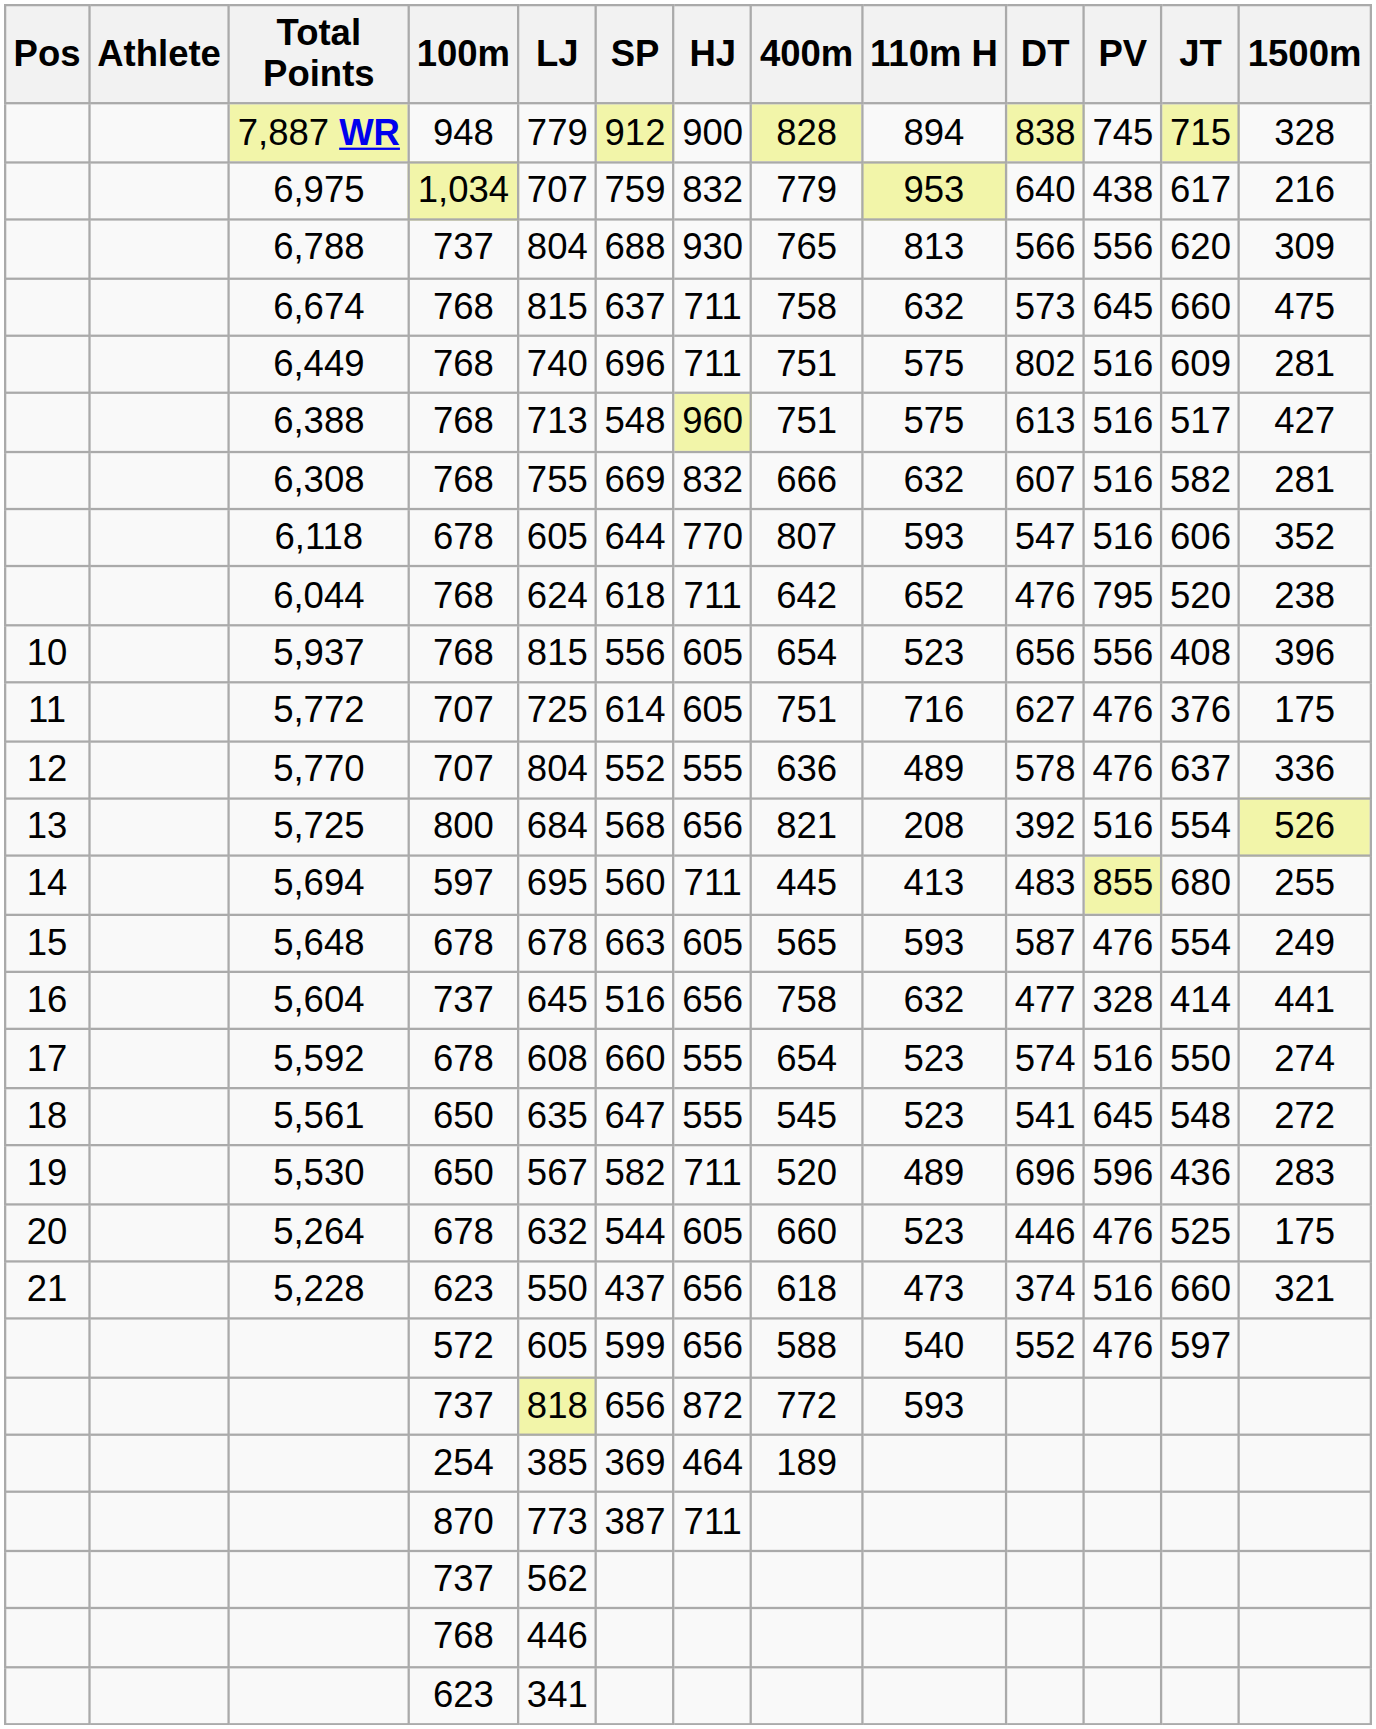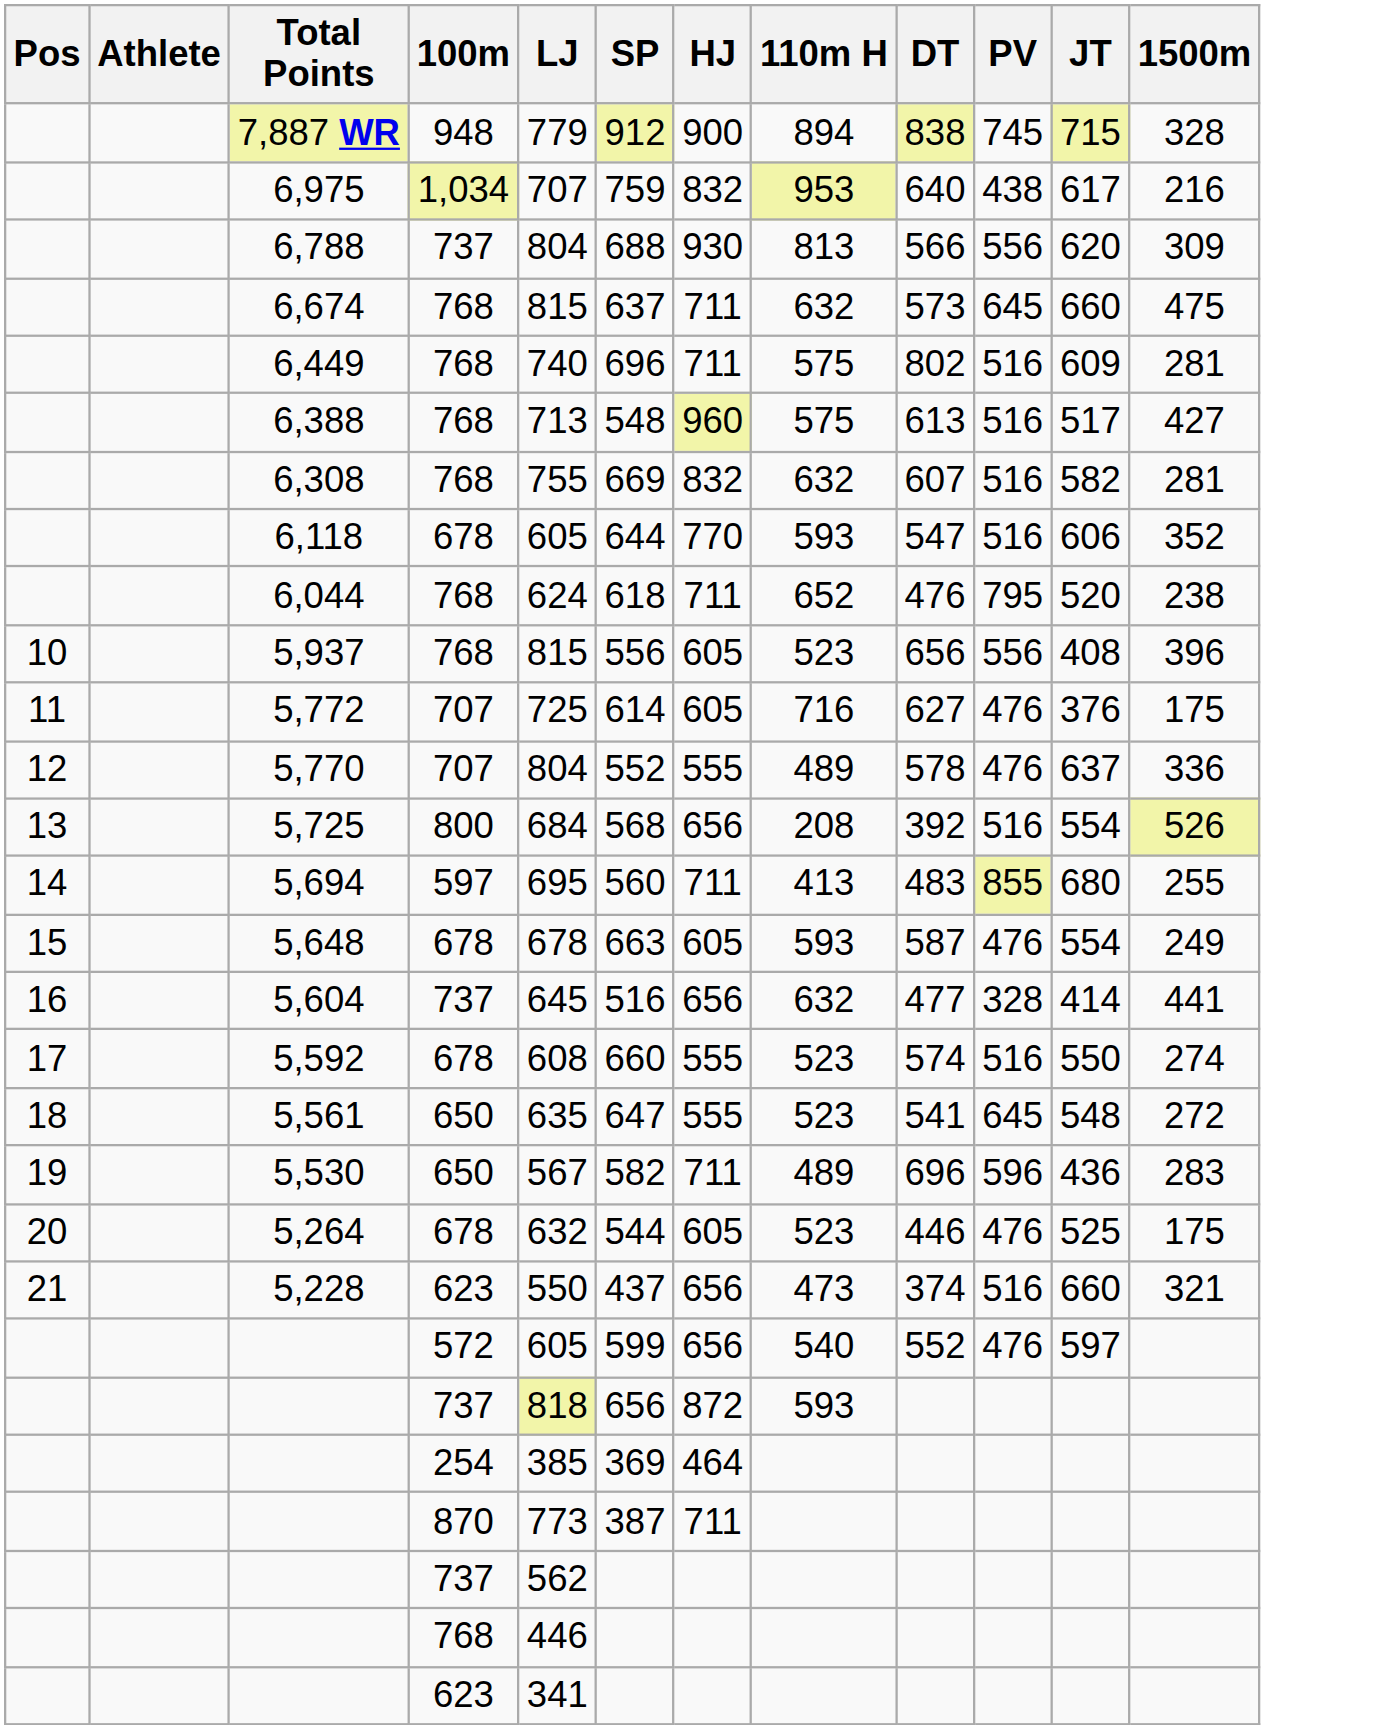- column: (807, 53)
